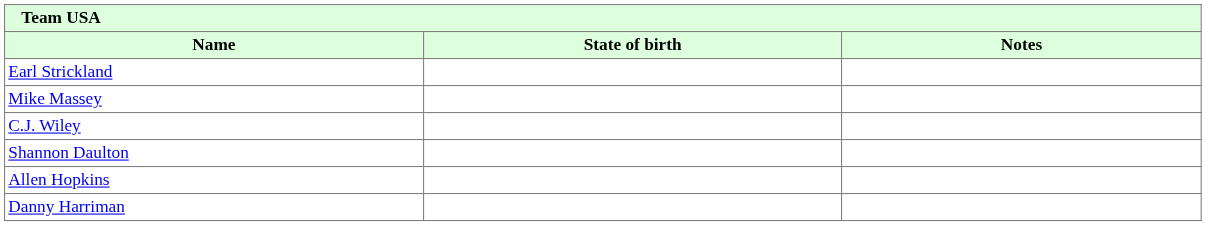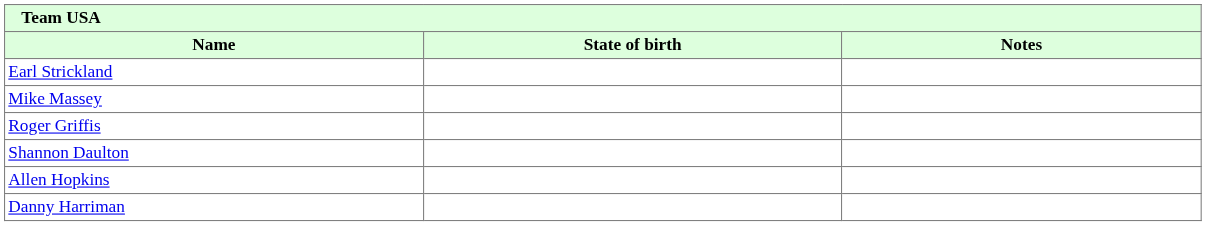- row: (45, 126)
+ row: (54, 126)
